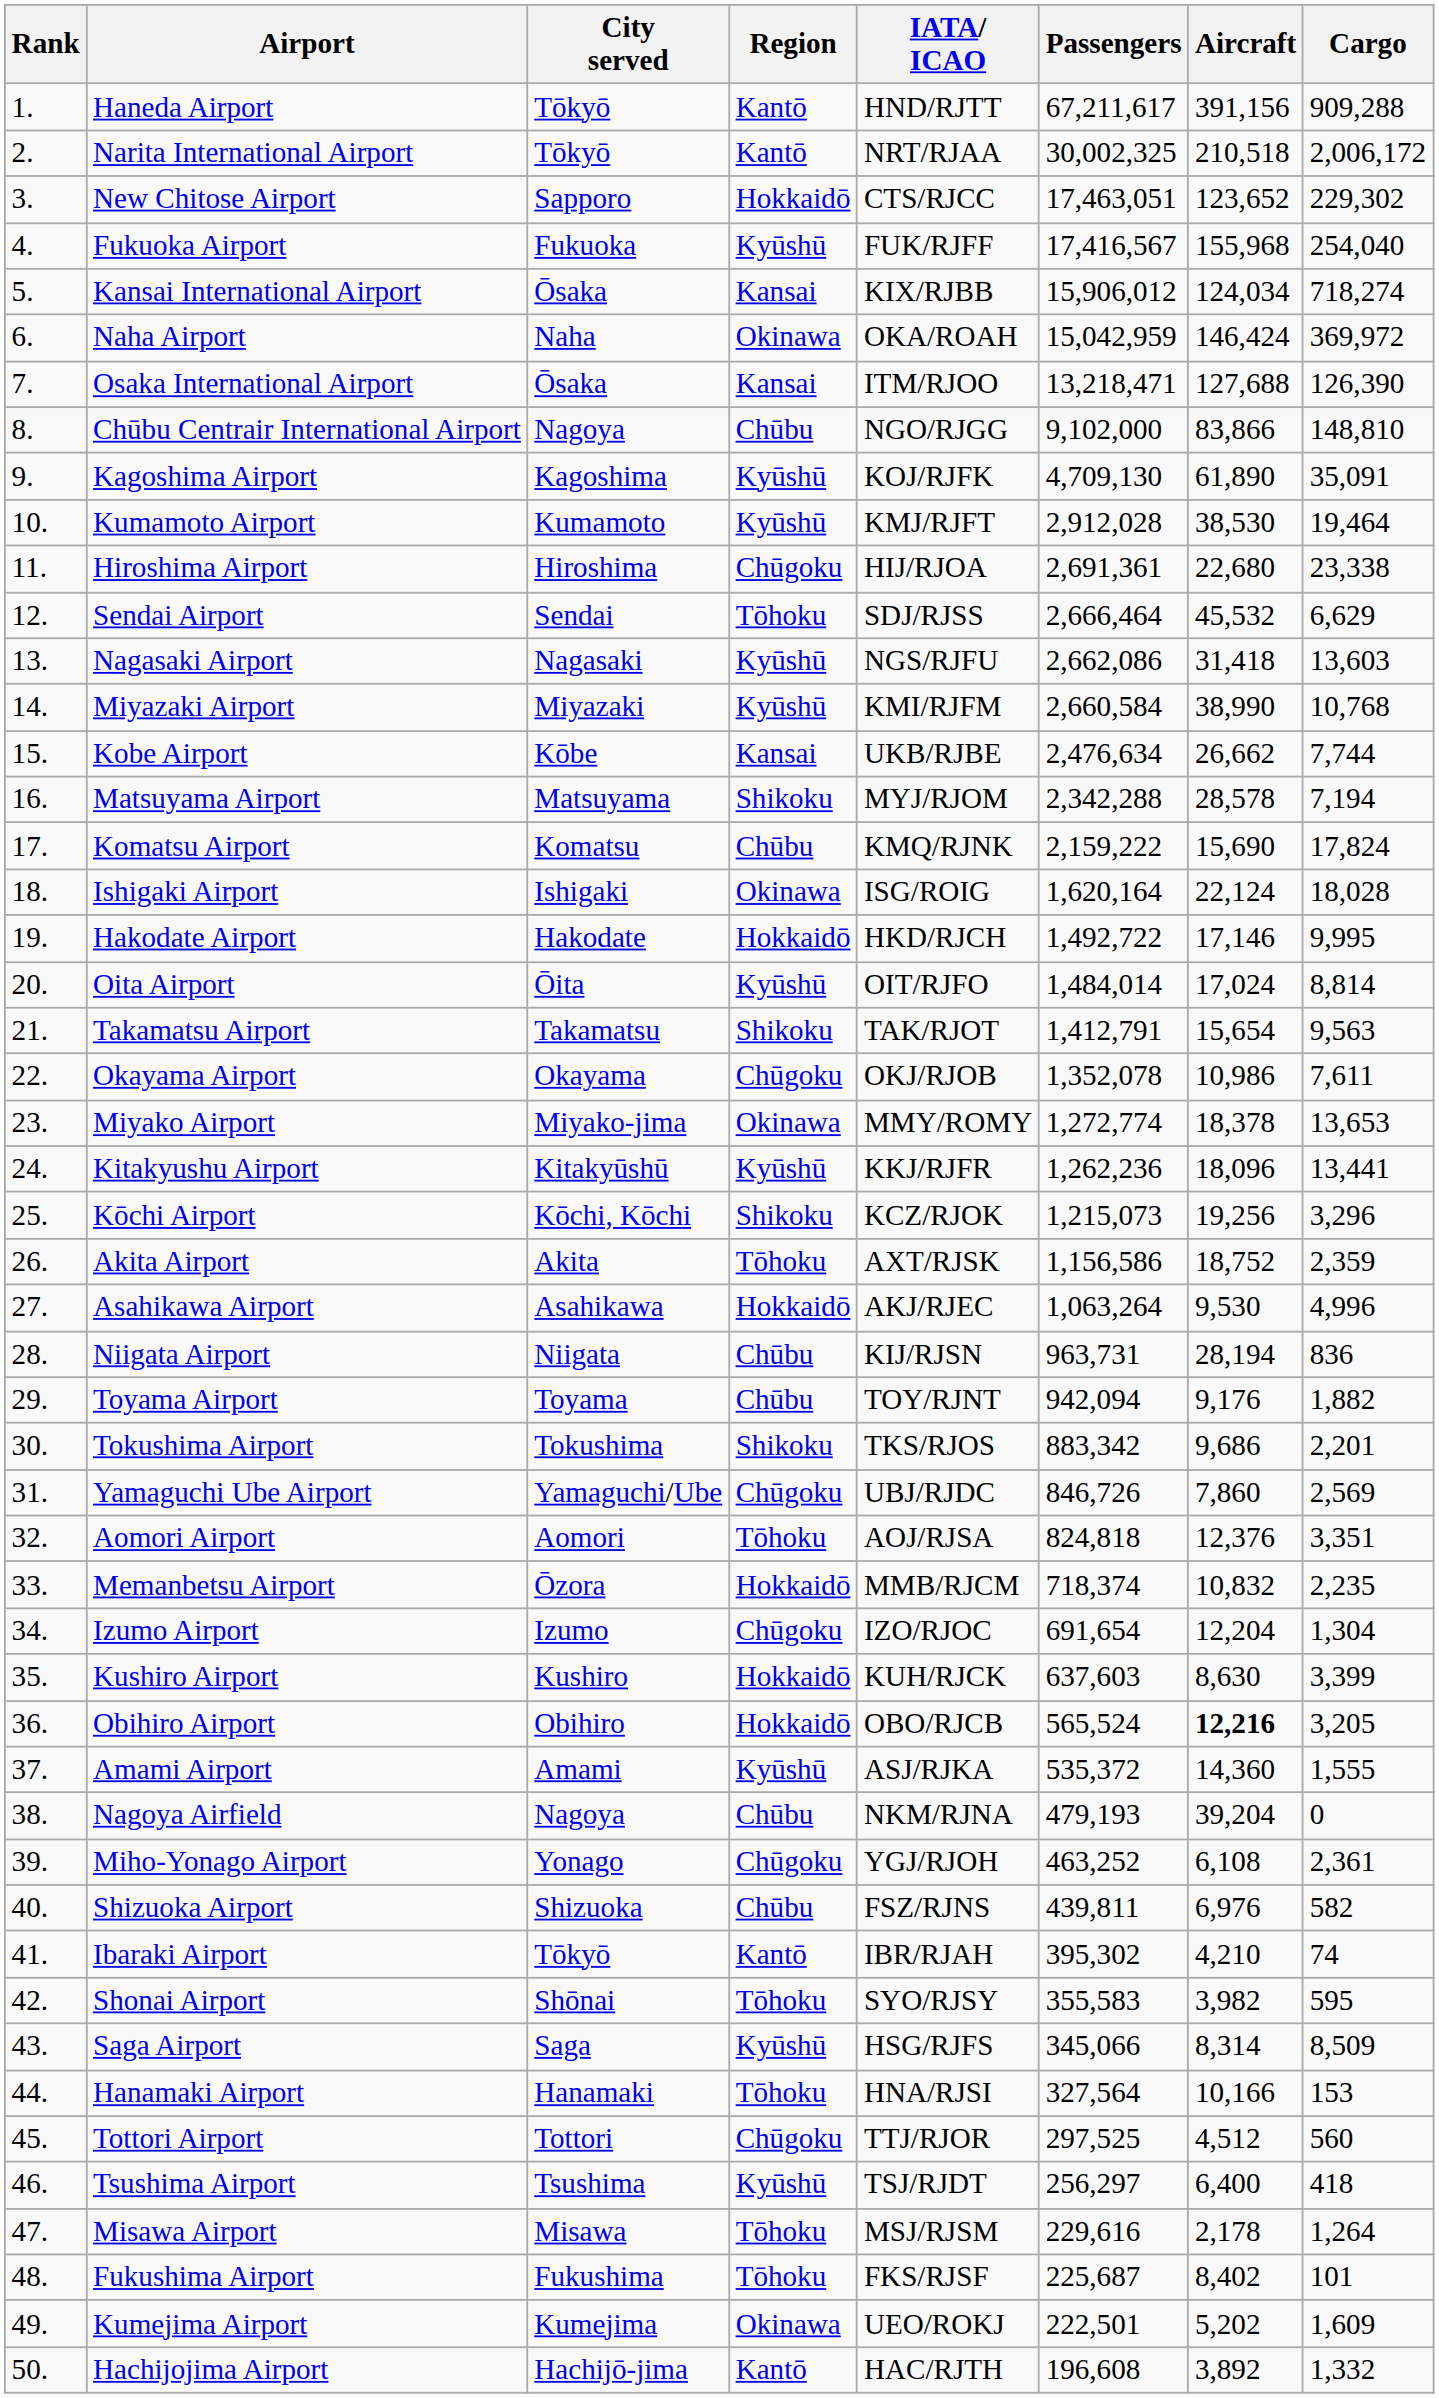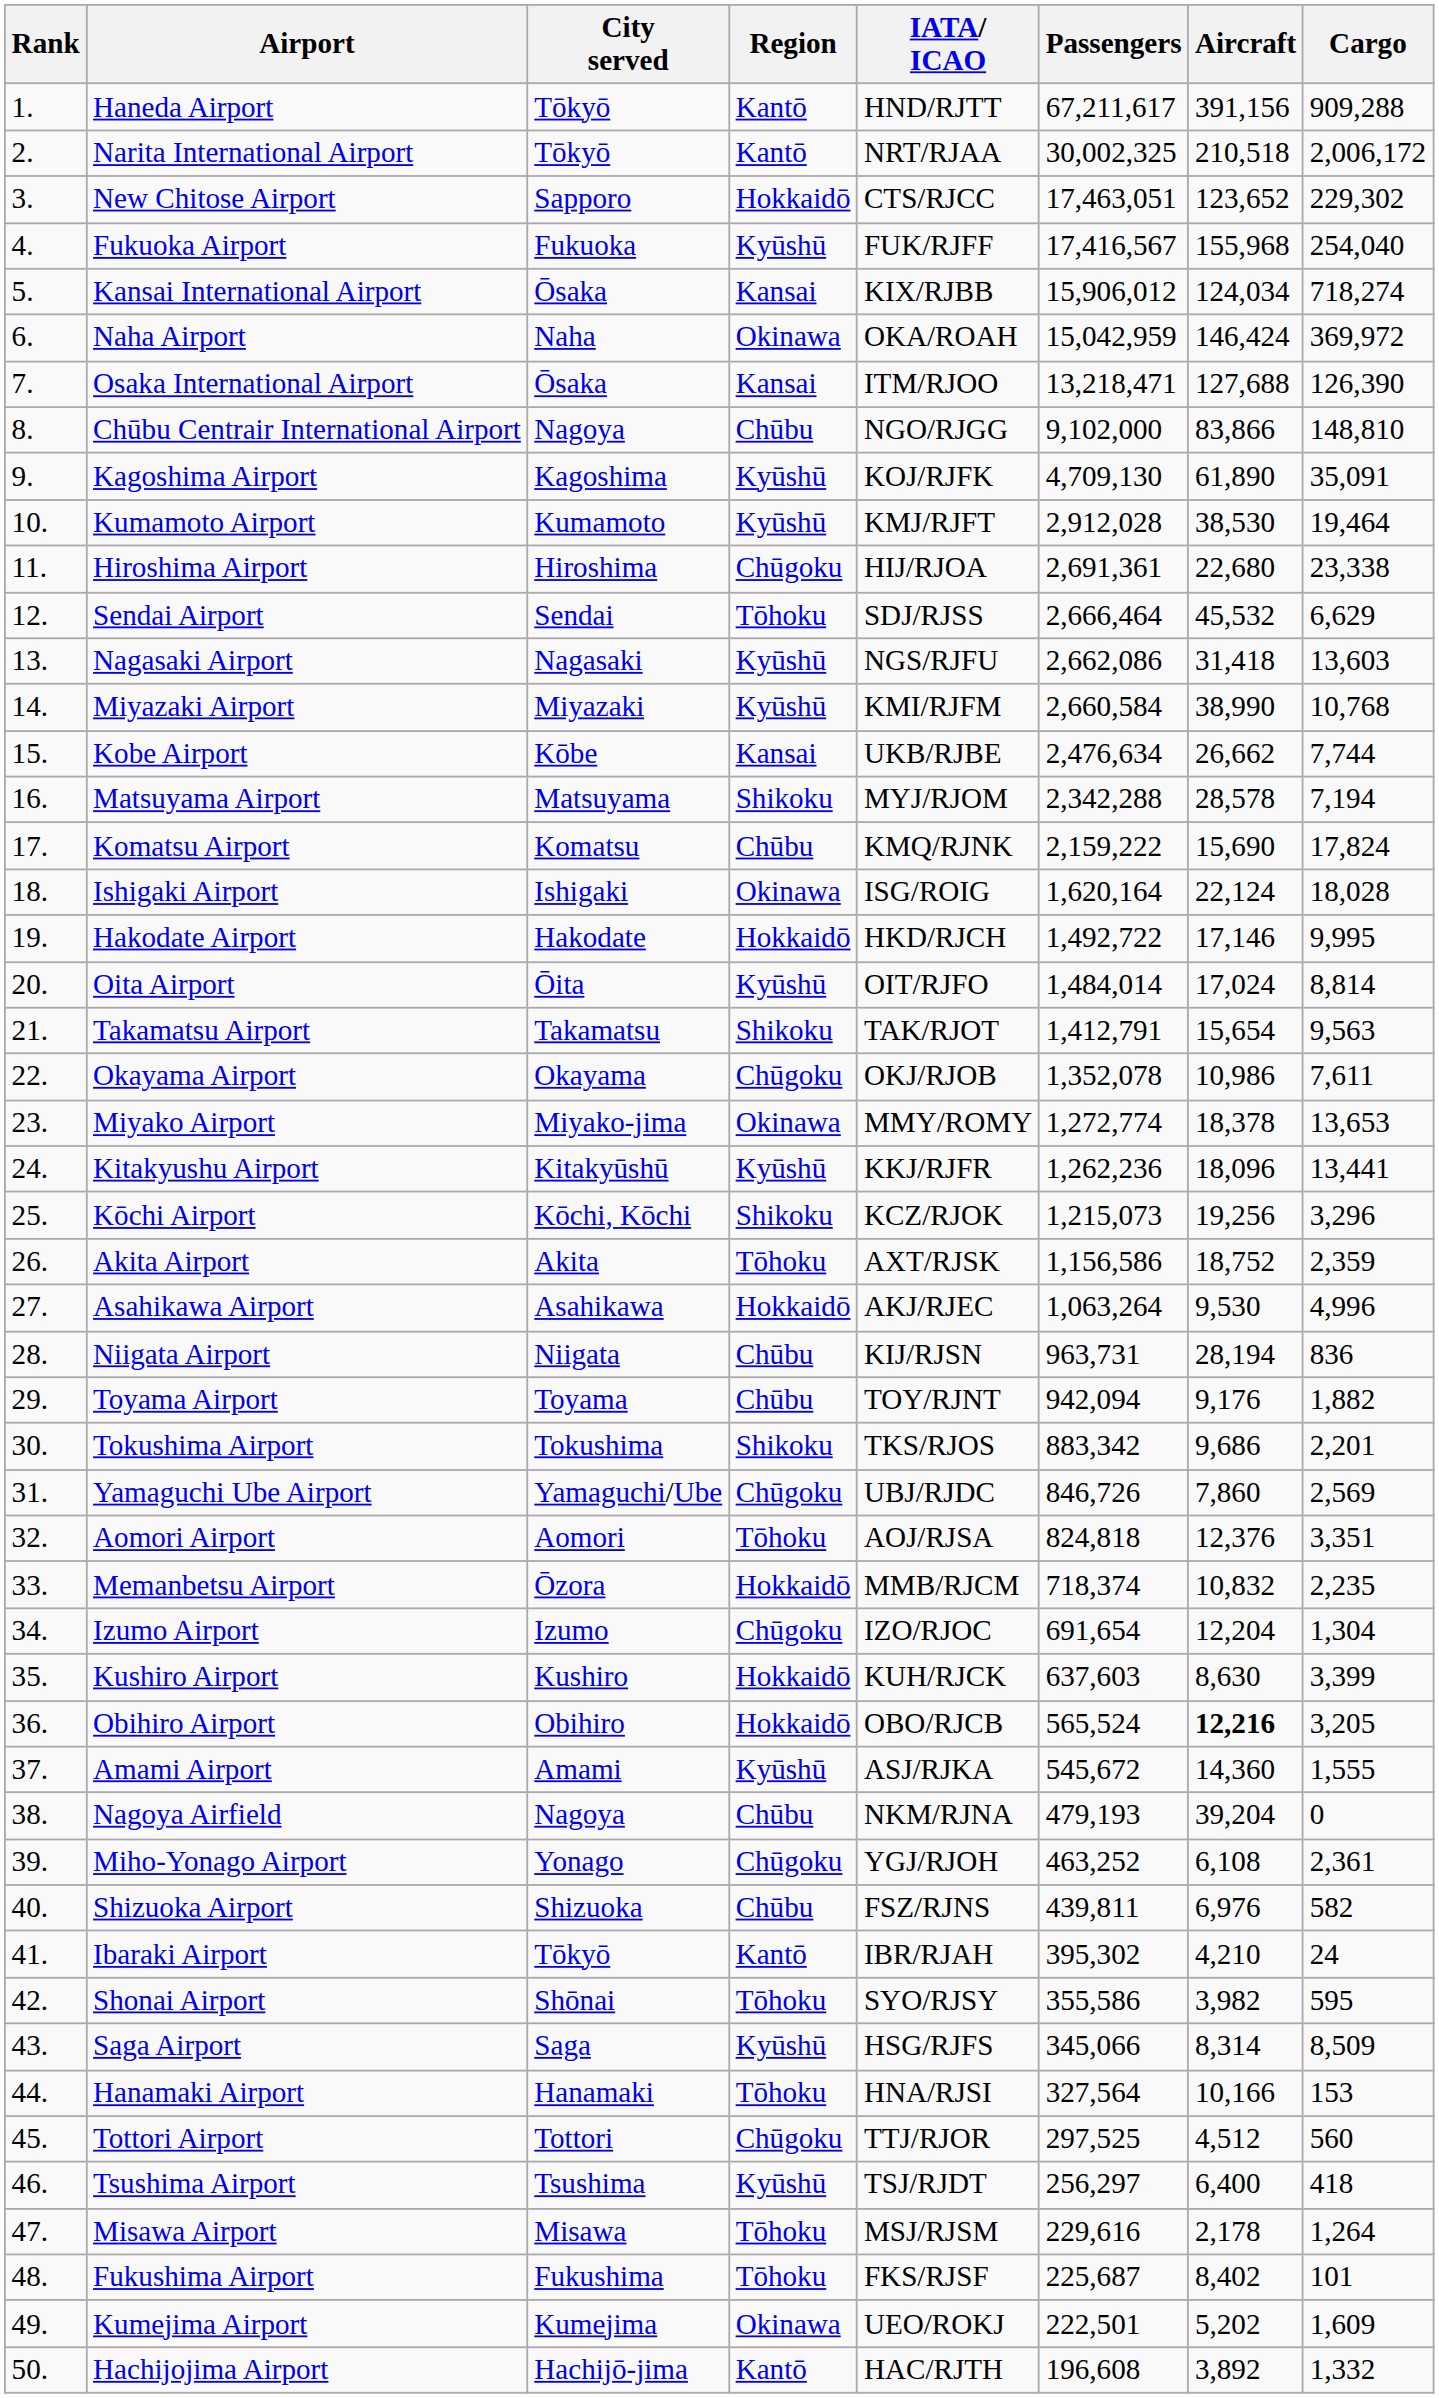(1093, 1769) 535,372 -> (1093, 1769) 545,672
(1324, 1953) 74 -> (1324, 1953) 24
(1093, 2000) 355,583 -> (1093, 2000) 355,586
